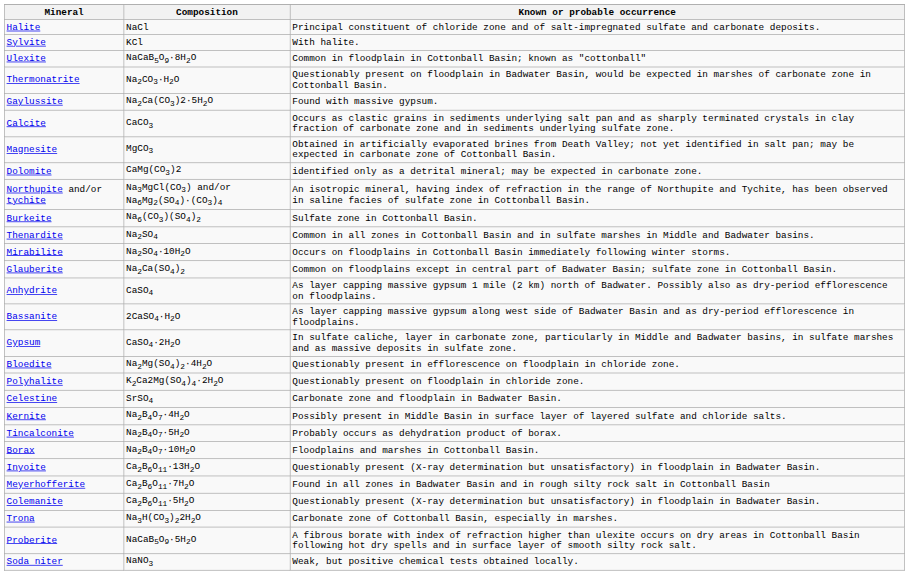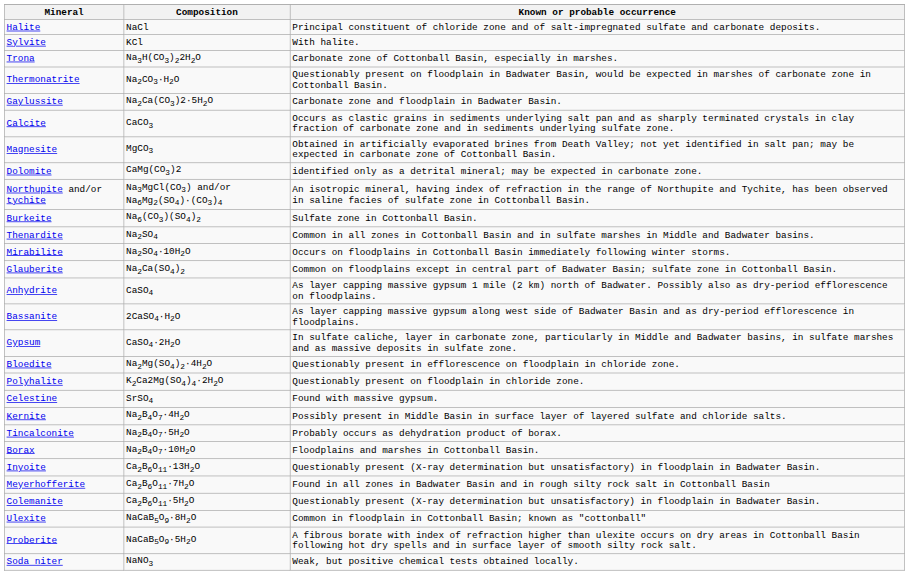rows swapped: (21, 519) <-> (26, 59)
(365, 102) Found with massive gypsum. -> (427, 102) Carbonate zone and floodplain in Badwater Basin.
(427, 399) Carbonate zone and floodplain in Badwater Basin. -> (365, 399) Found with massive gypsum.
